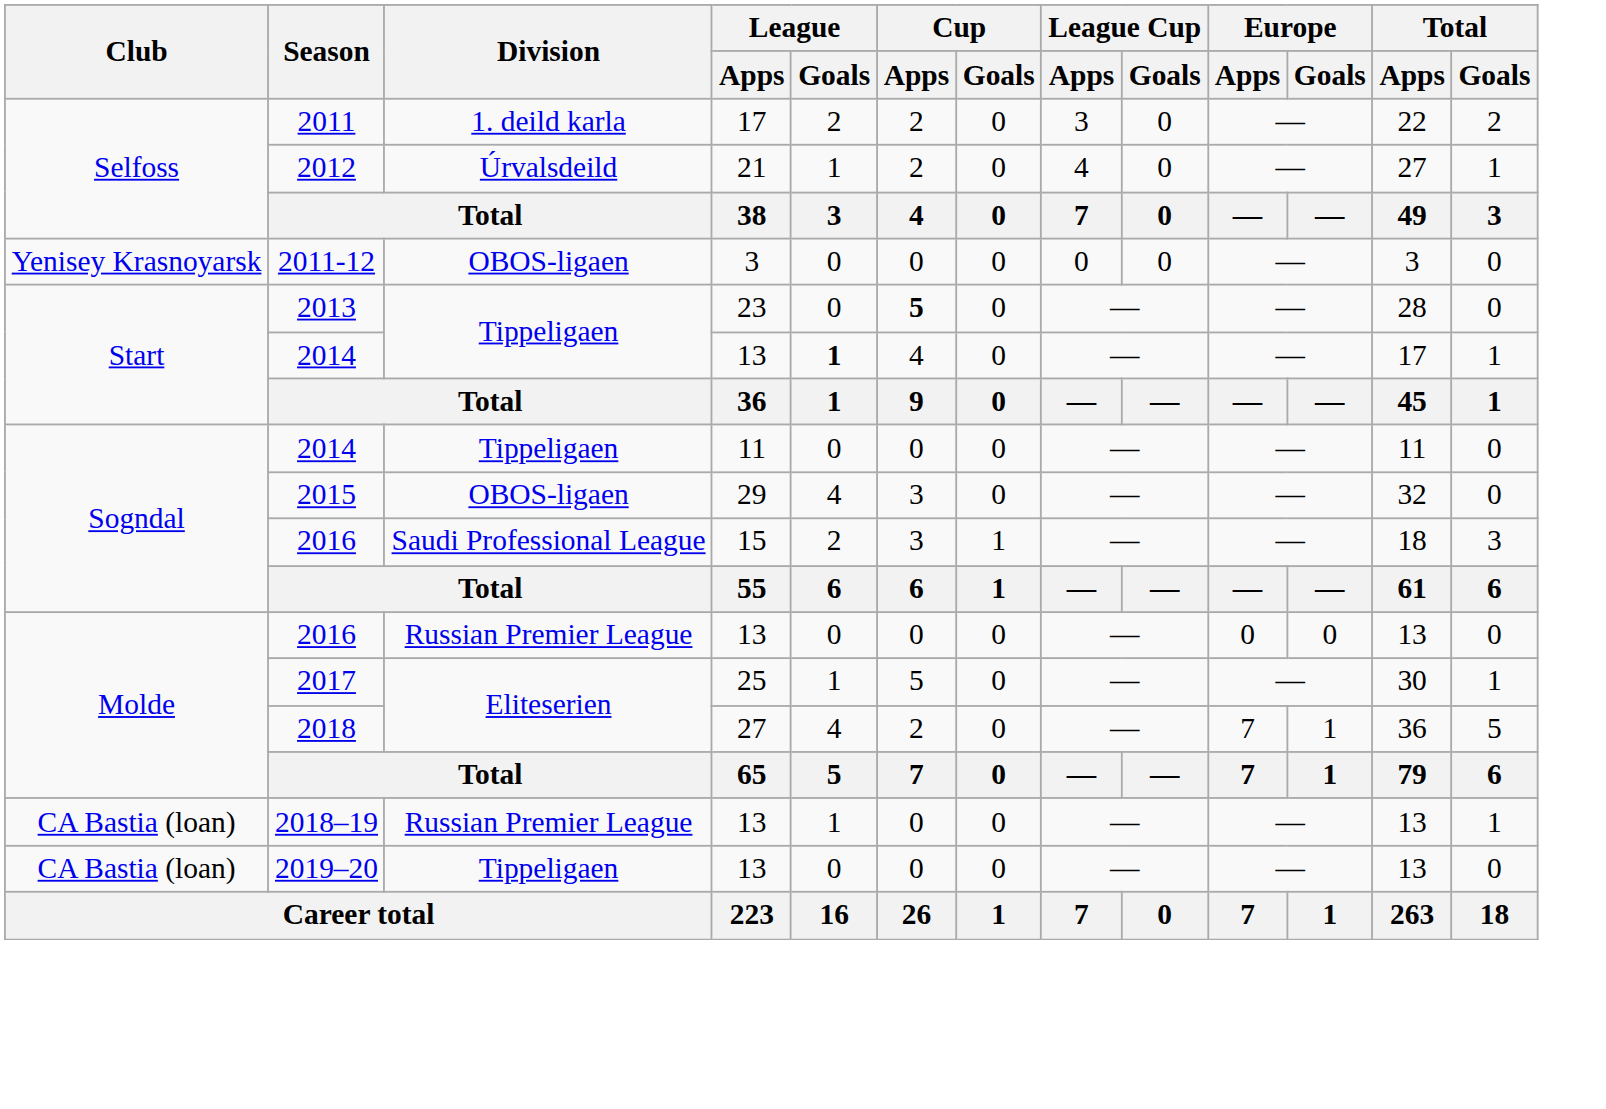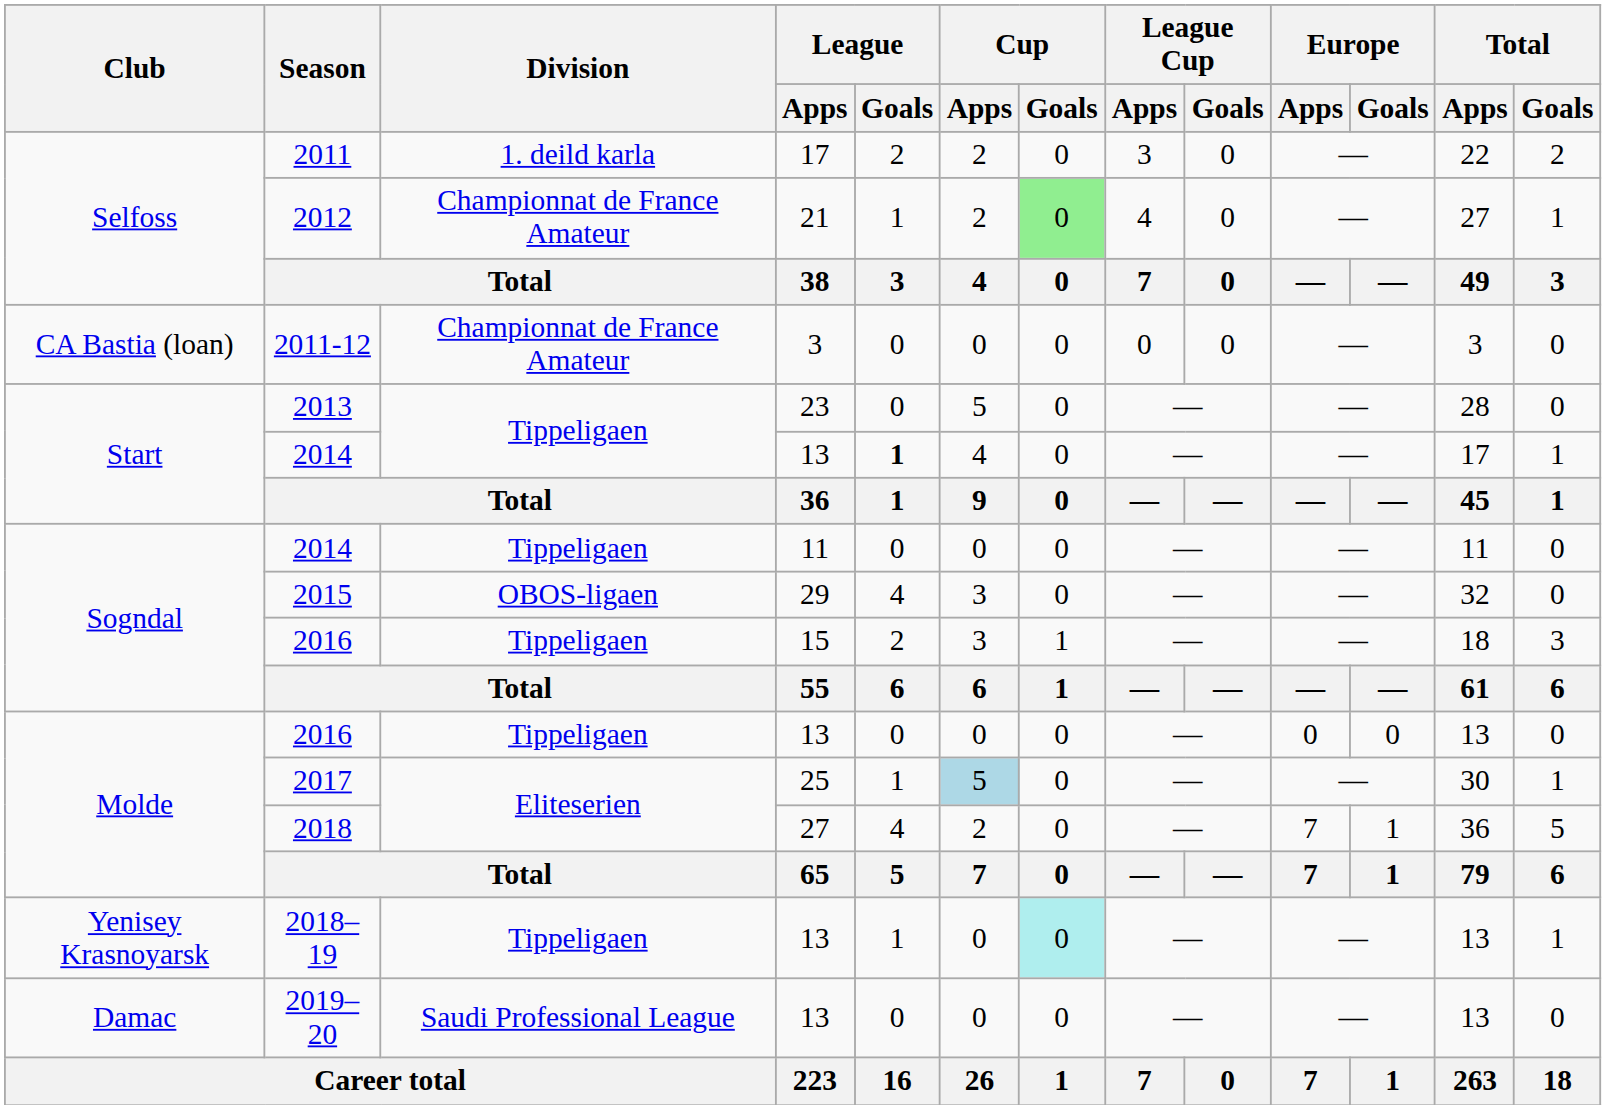(549, 167) Úrvalsdeild -> (578, 217) Championnat de France Amateur
(999, 167) no background -> (1062, 217) lightgreen background
(137, 261) Yenisey Krasnoyarsk -> (135, 344) CA Bastia (loan)
(549, 261) OBOS-ligaen -> (578, 344) Championnat de France Amateur
(916, 307) bold -> (979, 407) normal
(549, 541) Saudi Professional League -> (578, 640) Tippeligaen
(549, 634) Russian Premier League -> (578, 734) Tippeligaen
(916, 681) no background -> (979, 780) lightblue background
(137, 821) CA Bastia (loan) -> (135, 937) Yenisey Krasnoyarsk
(549, 821) Russian Premier League -> (578, 937) Tippeligaen
(999, 821) no background -> (1062, 937) paleturquoise background
(137, 868) CA Bastia (loan) -> (135, 1017) Damac
(549, 868) Tippeligaen -> (578, 1017) Saudi Professional League
